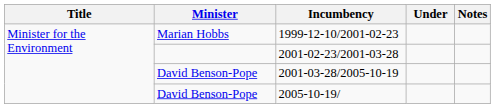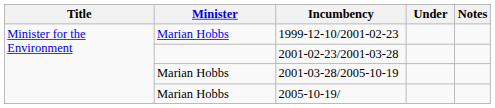(207, 73) David Benson-Pope -> (193, 73) Marian Hobbs
(207, 93) David Benson-Pope -> (193, 93) Marian Hobbs
